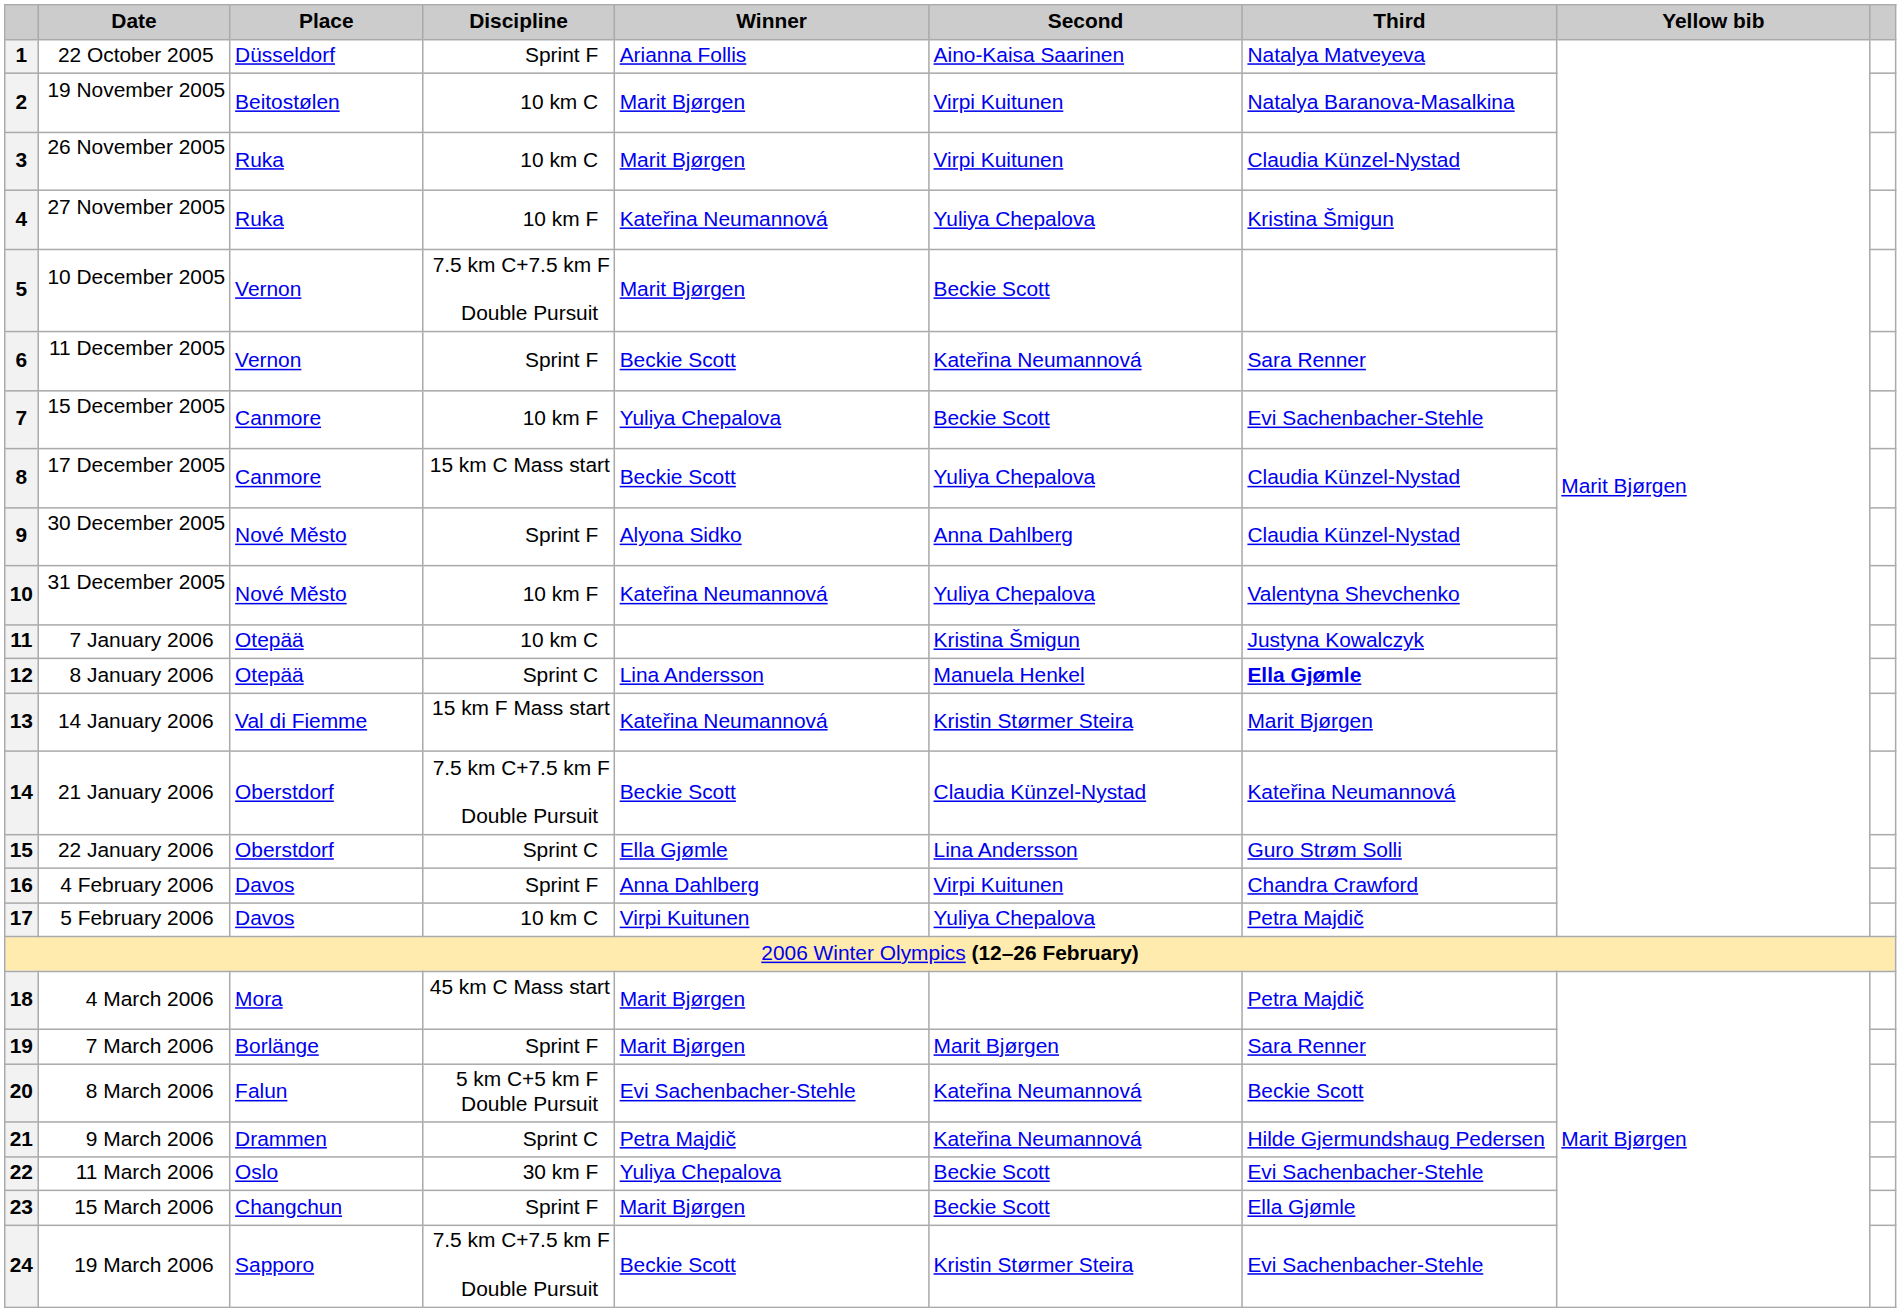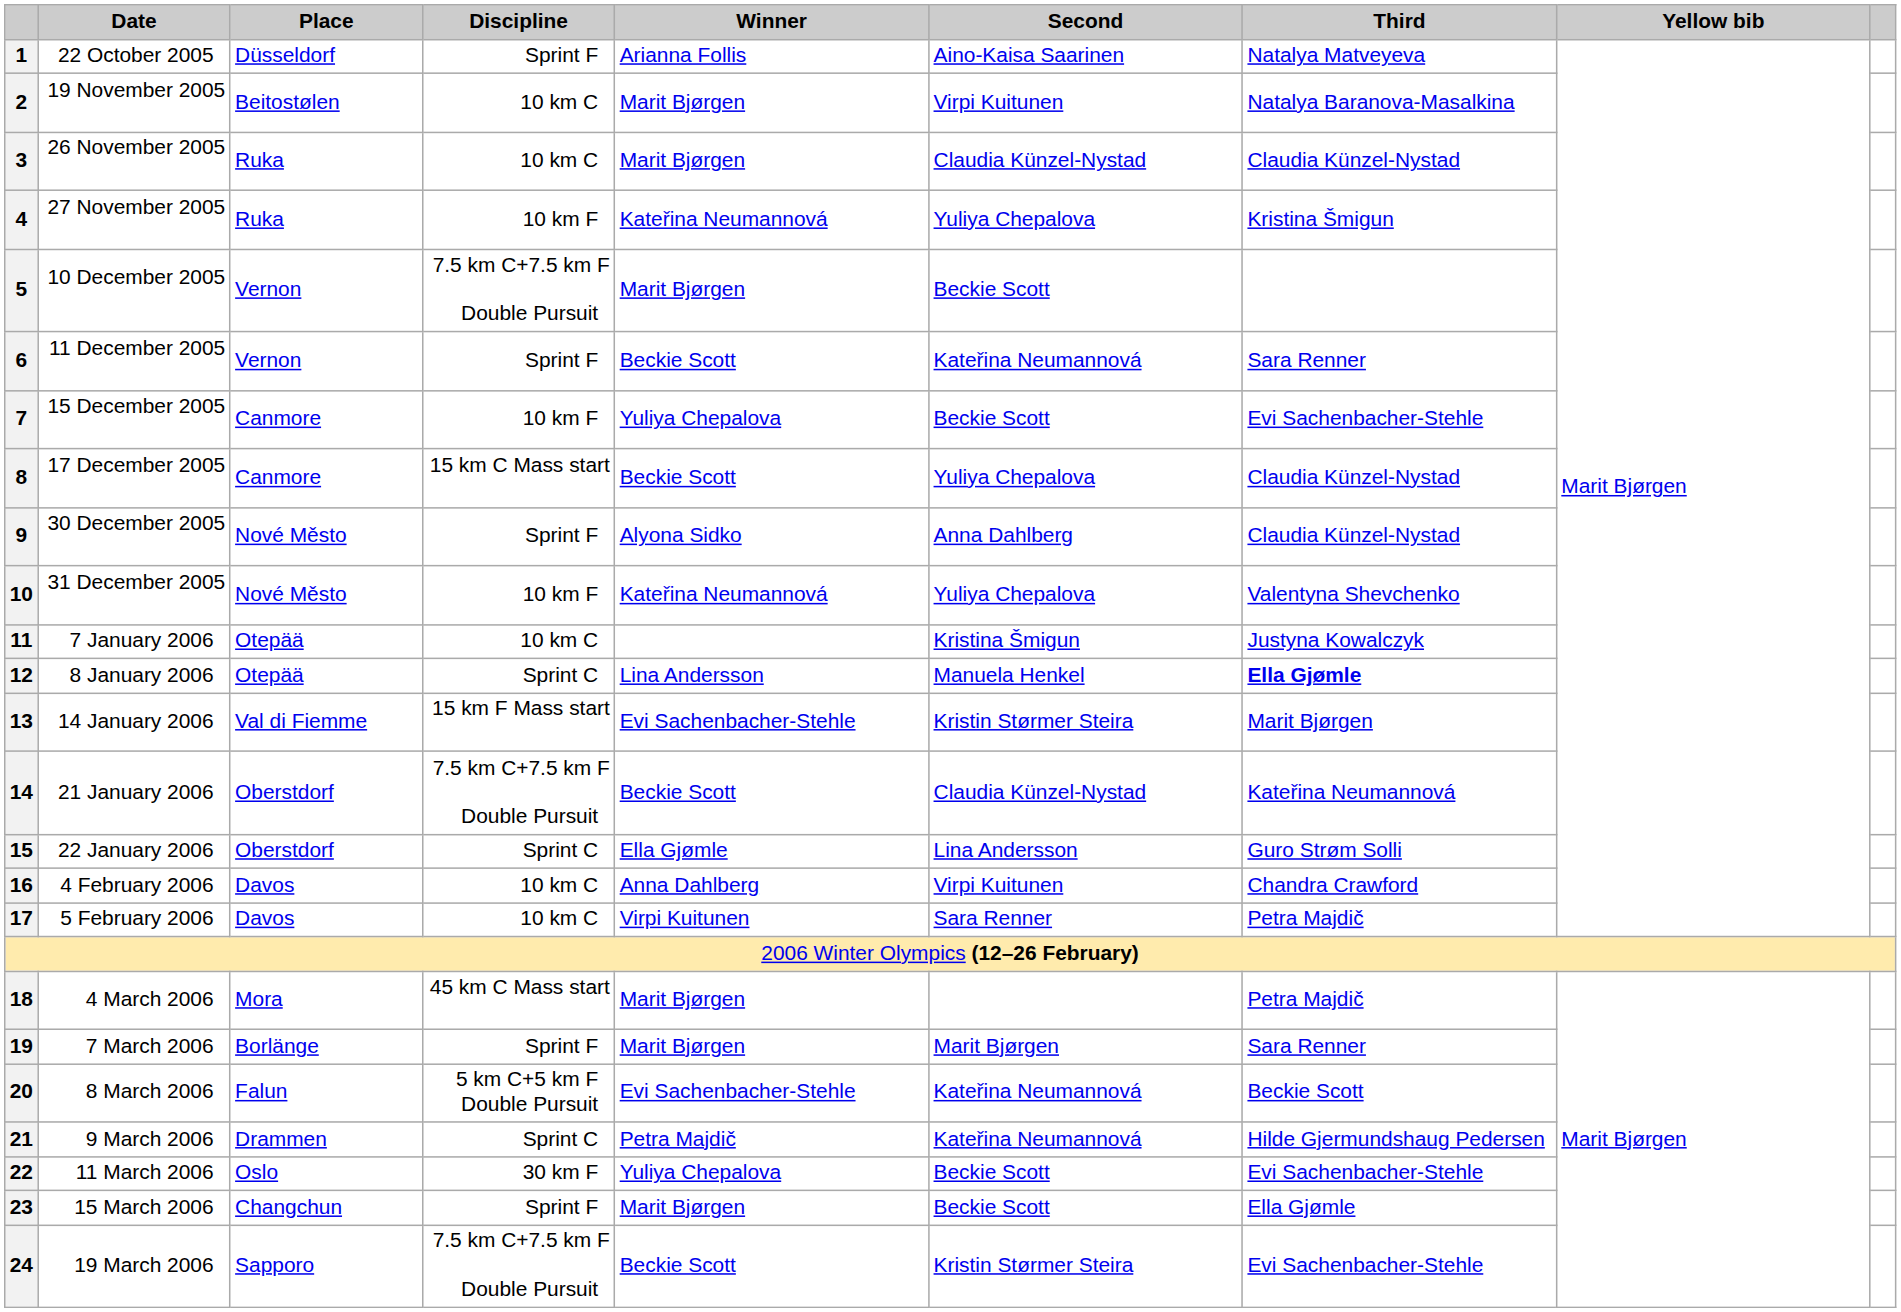(998, 160) Virpi Kuitunen -> (1040, 160) Claudia Künzel-Nystad
(724, 721) Kateřina Neumannová -> (738, 721) Evi Sachenbacher-Stehle
(567, 884) Sprint F -> (565, 884) 10 km C
(1014, 918) Yuliya Chepalova -> (993, 918) Sara Renner
